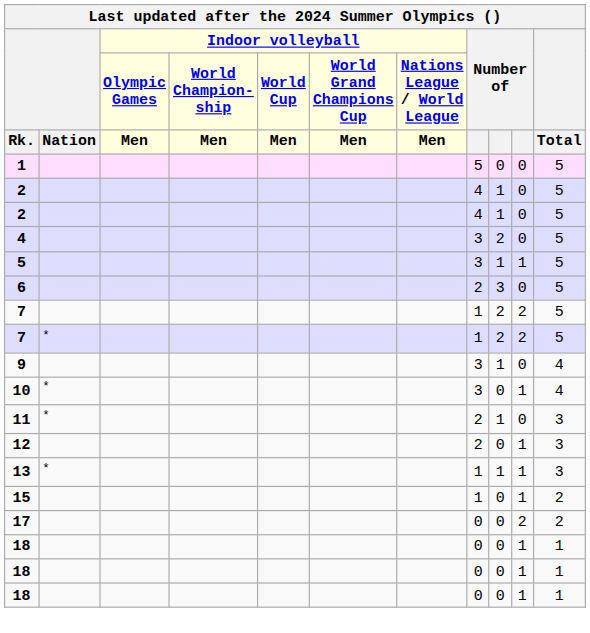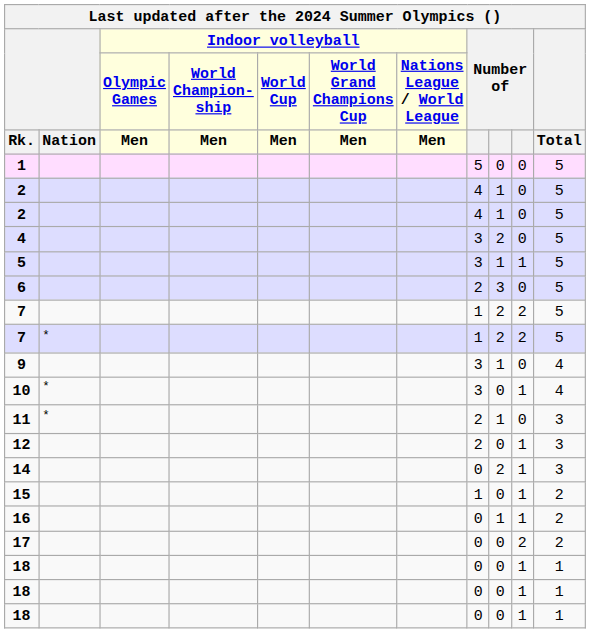- row: (22, 472)
+ row: (22, 470)
+ row: (22, 519)
